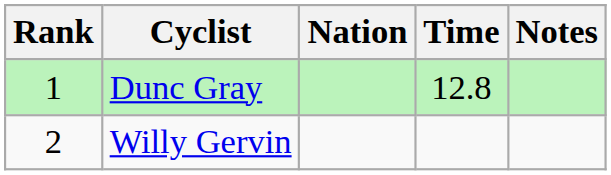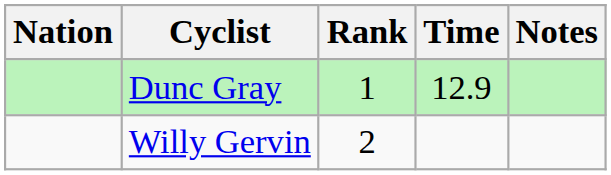columns swapped: (53, 31) <-> (357, 31)
(461, 86) 12.8 -> (461, 86) 12.9
